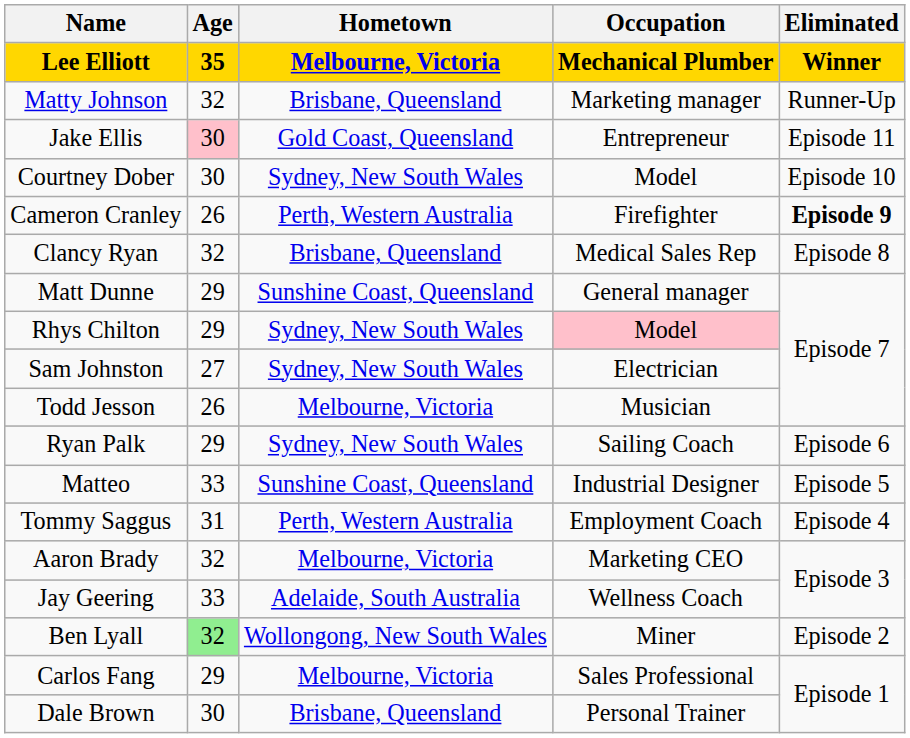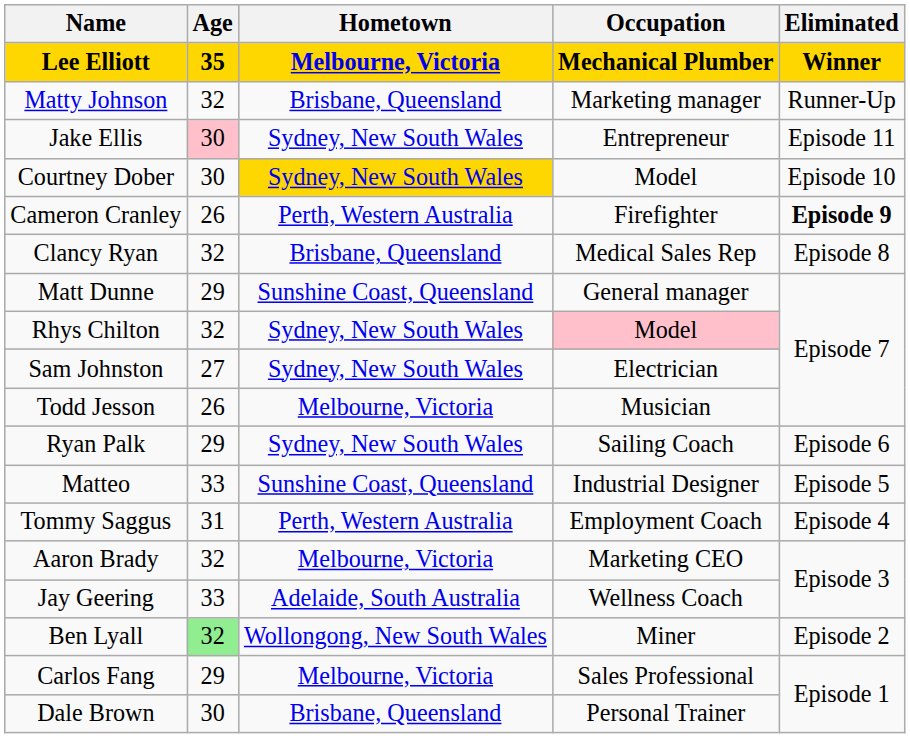(395, 138) Gold Coast, Queensland -> (395, 138) Sydney, New South Wales
(395, 176) no background -> (395, 176) gold background
(213, 330) 29 -> (213, 330) 32
